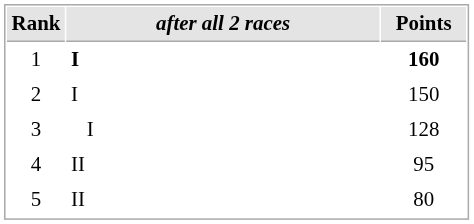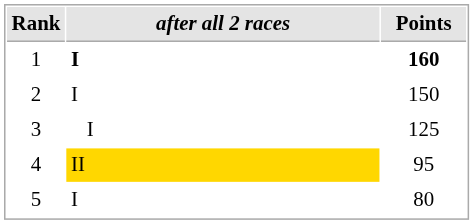(424, 129) 128 -> (424, 129) 125
(78, 164) no background -> (78, 164) gold background
(78, 199) II -> (75, 199) I
